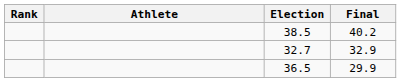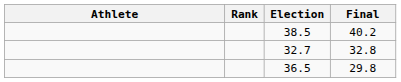columns swapped: (24, 14) <-> (154, 14)
(363, 50) 32.9 -> (363, 50) 32.8
(363, 68) 29.9 -> (363, 68) 29.8
